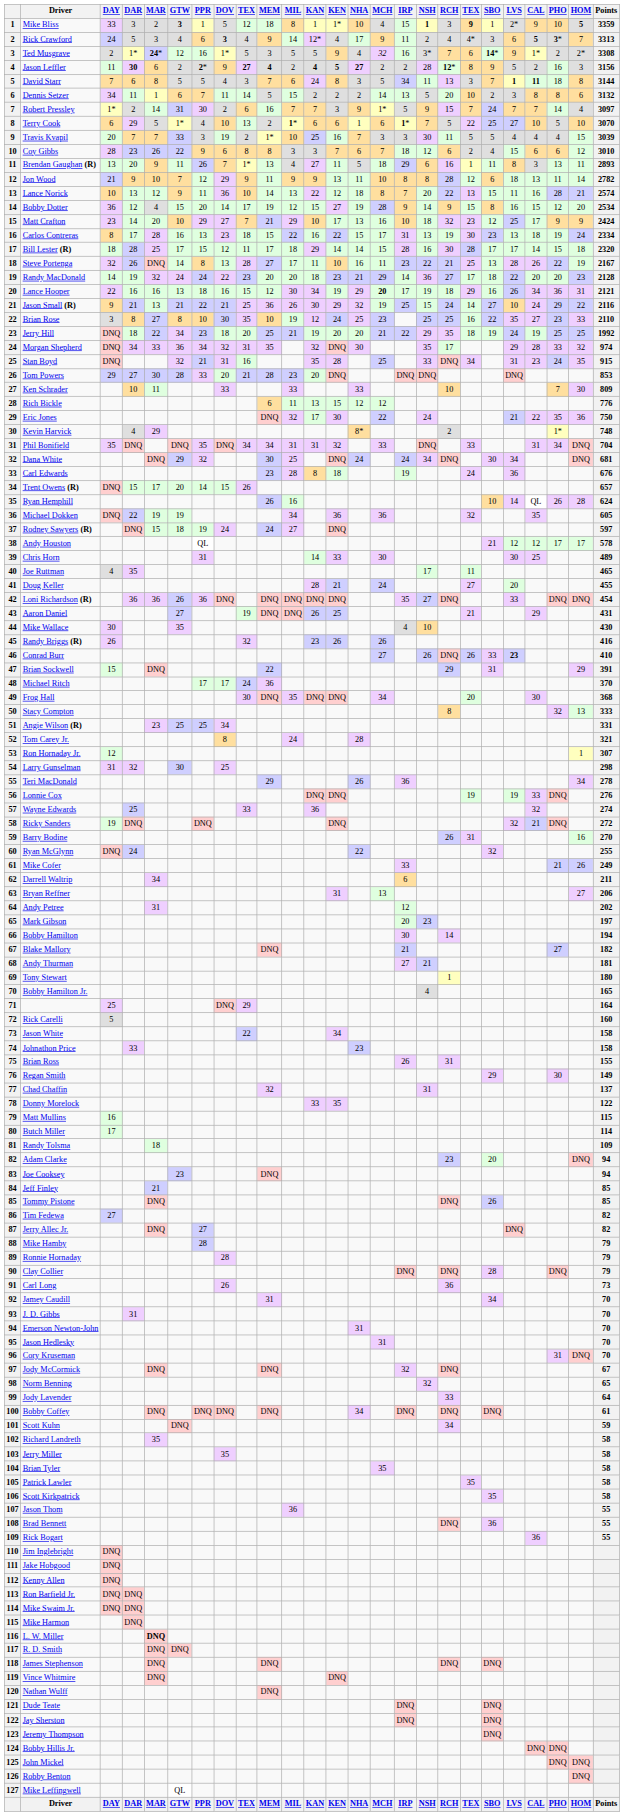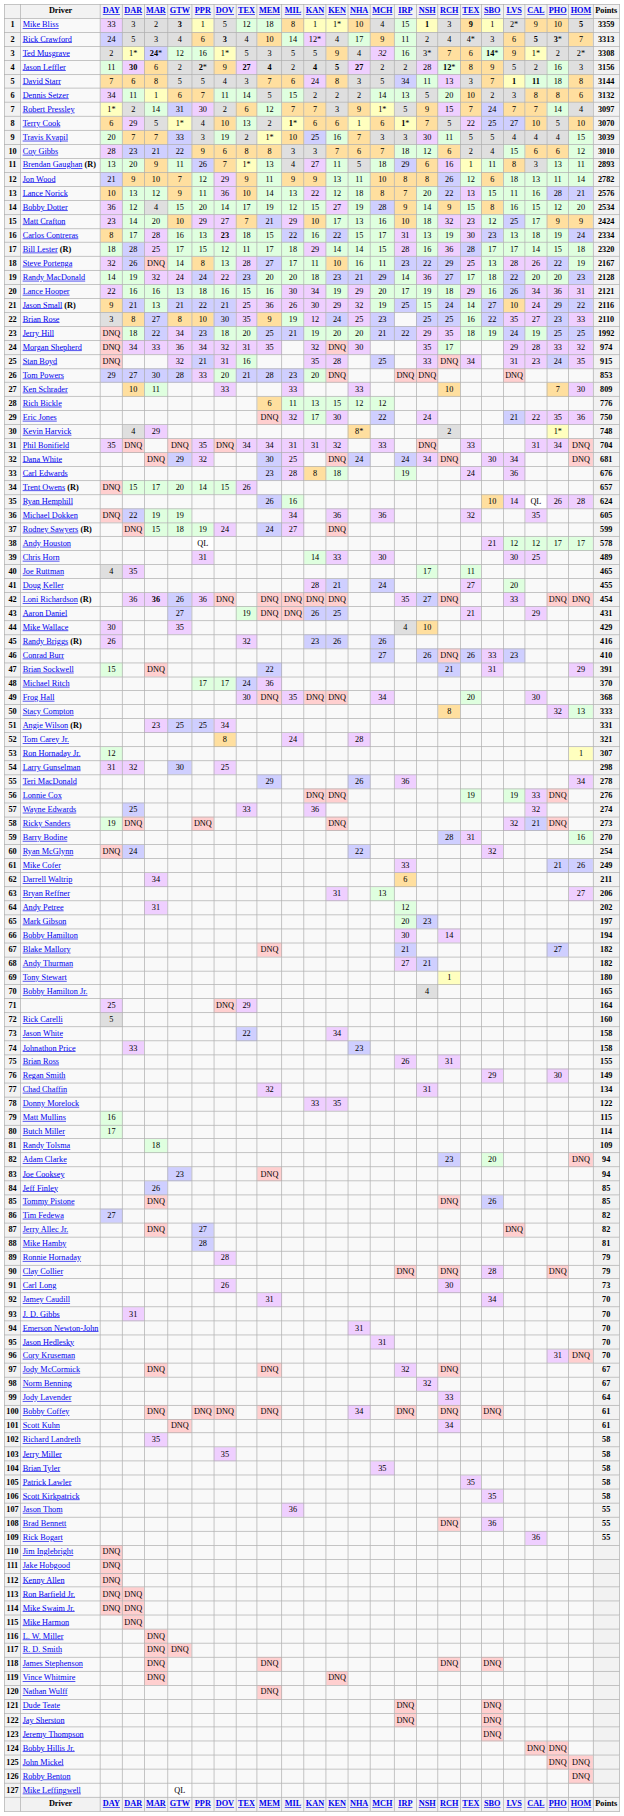(270, 39) 9 -> (270, 39) 10
(270, 109) 16 -> (270, 109) 12
(156, 151) 26 -> (156, 151) 21
(449, 179) 28 -> (449, 179) 26
(606, 193) 2574 -> (606, 193) 2576
(225, 235) normal -> (225, 235) bold
(449, 249) 30 -> (449, 249) 36
(449, 263) 21 -> (449, 263) 29
(270, 291) 12 -> (270, 291) 16
(382, 291) bold -> (382, 291) normal
(270, 319) 10 -> (270, 319) 9
(606, 530) 597 -> (606, 530) 599
(156, 600) normal -> (156, 600) bold
(606, 628) 430 -> (606, 628) 429
(514, 656) bold -> (514, 656) normal
(449, 670) 29 -> (449, 670) 21
(606, 824) 272 -> (606, 824) 273
(449, 838) 26 -> (449, 838) 28
(606, 852) 255 -> (606, 852) 254
(606, 964) 181 -> (606, 964) 182
(606, 1090) 137 -> (606, 1090) 134
(156, 1188) 21 -> (156, 1188) 26
(606, 1244) 79 -> (606, 1244) 81
(449, 1286) 36 -> (449, 1286) 30
(606, 1384) 65 -> (606, 1384) 67
(606, 1426) 59 -> (606, 1426) 61
(156, 1636) bold -> (156, 1636) normal
